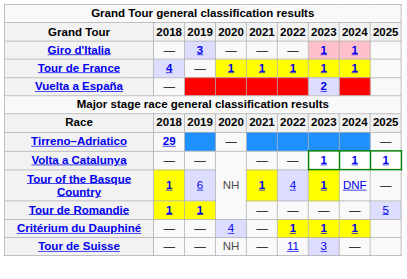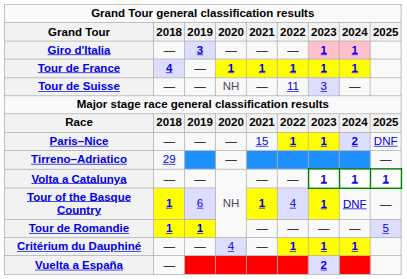rows swapped: (79, 86) <-> (79, 246)
+ row: (79, 141)
(169, 141) bold -> (169, 159) normal
